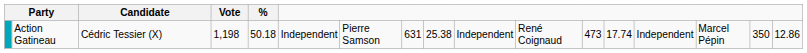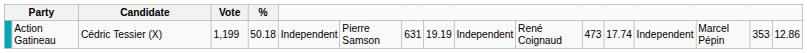(226, 34) 1,198 -> (226, 34) 1,199
(439, 34) 25.38 -> (439, 34) 19.19
(761, 34) 350 -> (761, 34) 353
